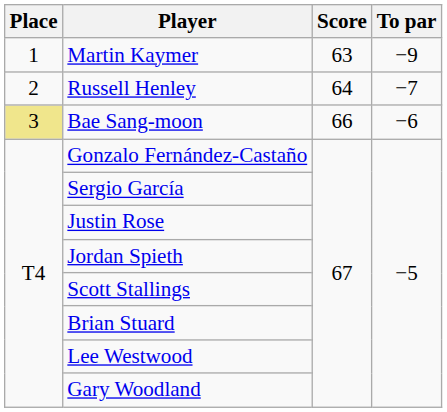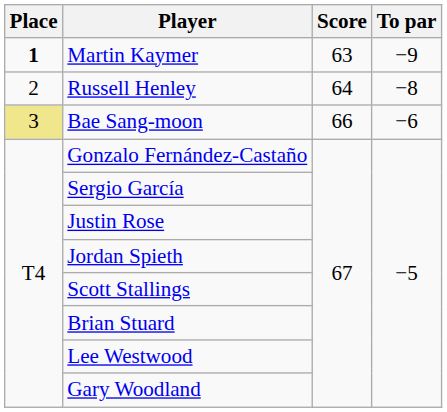(34, 54) normal -> (34, 54) bold
(407, 88) −7 -> (407, 88) −8
